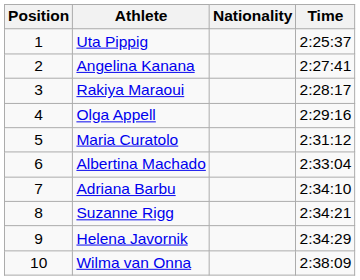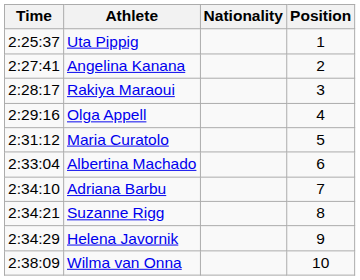columns swapped: (39, 16) <-> (325, 16)
